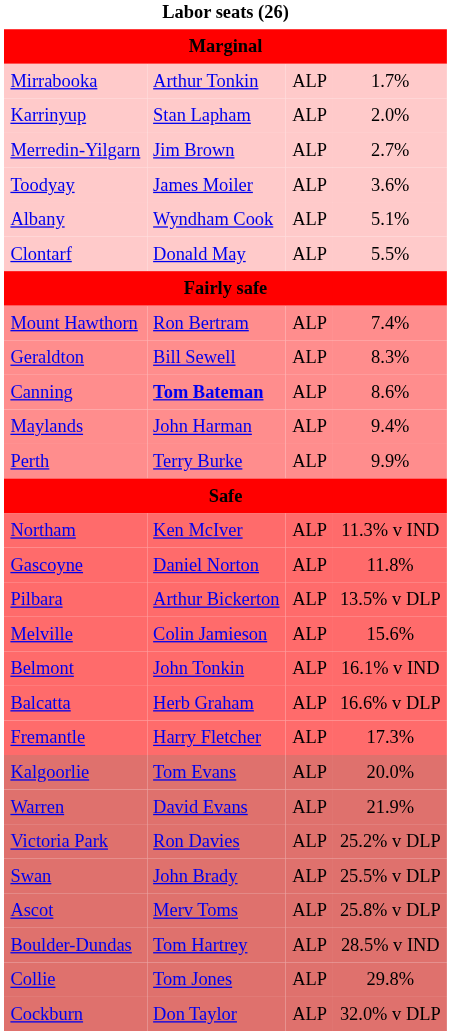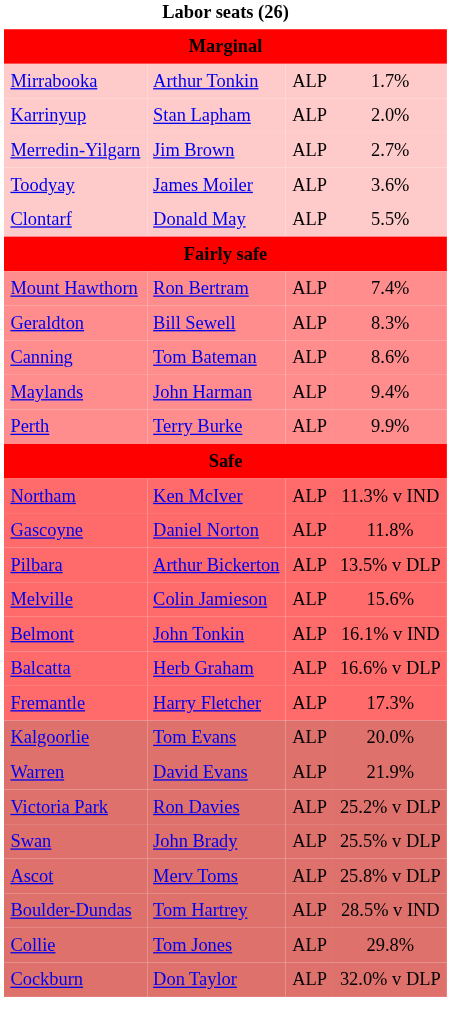- row: (38, 218)
(208, 391) bold -> (205, 357) normal
